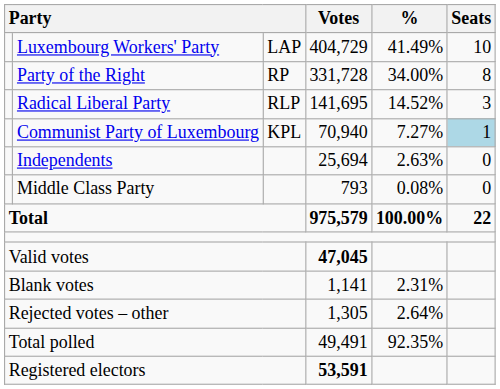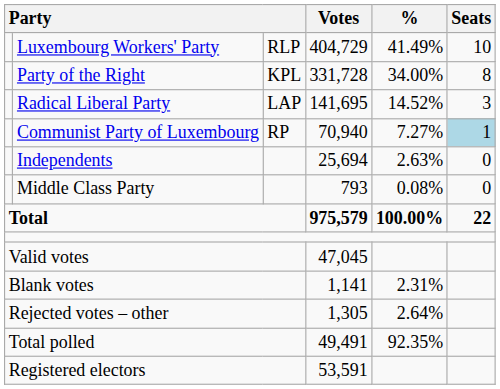(284, 47) LAP -> (284, 47) RLP
(278, 75) RP -> (284, 75) KPL
(284, 103) RLP -> (284, 103) LAP
(284, 132) KPL -> (278, 132) RP
(343, 256) bold -> (343, 256) normal
(343, 370) bold -> (343, 370) normal
